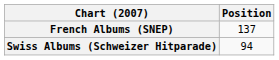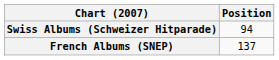rows swapped: (112, 30) <-> (112, 46)
